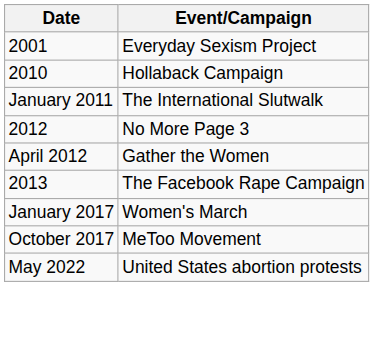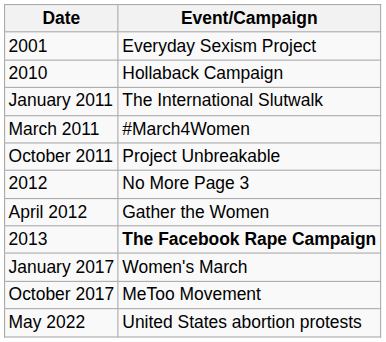+ row: (54, 128)
+ row: (61, 156)
(243, 184) normal -> (249, 239) bold
